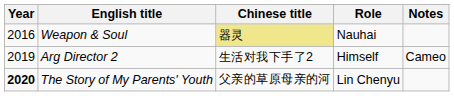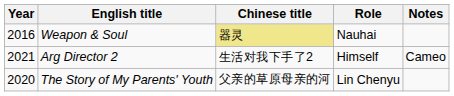(21, 57) 2019 -> (21, 57) 2021
(21, 79) bold -> (21, 79) normal
